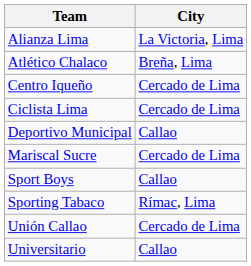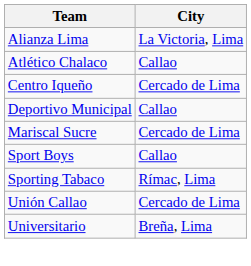(175, 62) Breña, Lima -> (158, 62) Callao
- row: (48, 109)
(158, 249) Callao -> (175, 226) Breña, Lima
